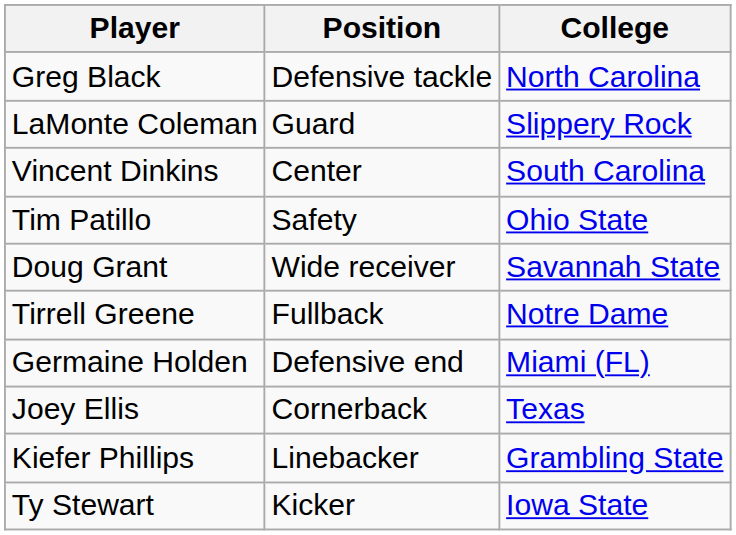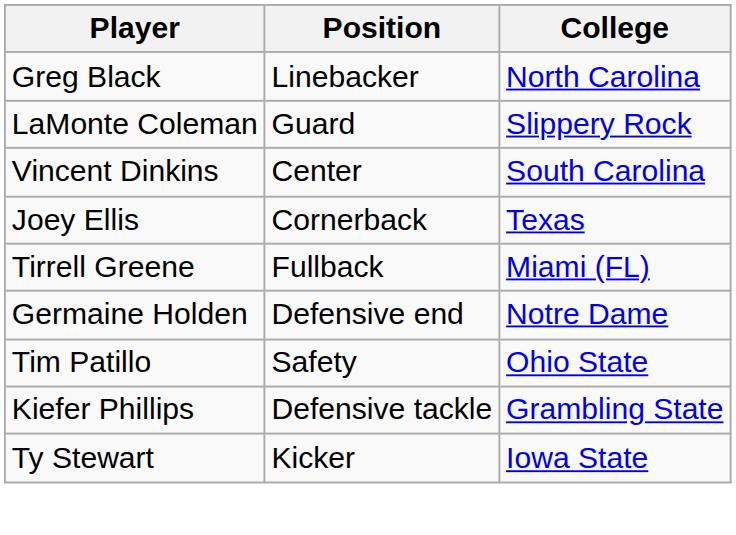(382, 76) Defensive tackle -> (345, 76) Linebacker
rows swapped: (75, 409) <-> (82, 219)
- row: (90, 266)
(587, 314) Notre Dame -> (578, 266) Miami (FL)
(578, 362) Miami (FL) -> (587, 314) Notre Dame
(345, 457) Linebacker -> (382, 409) Defensive tackle
